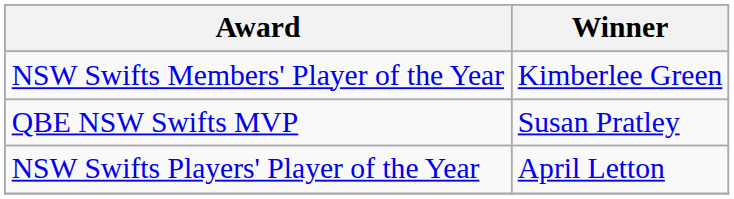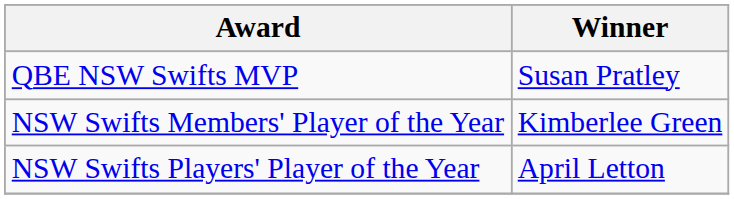rows swapped: (155, 121) <-> (258, 74)
